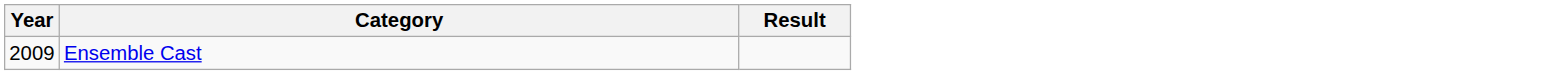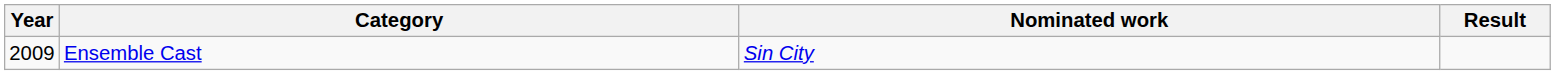+ column: (1089, 20)
